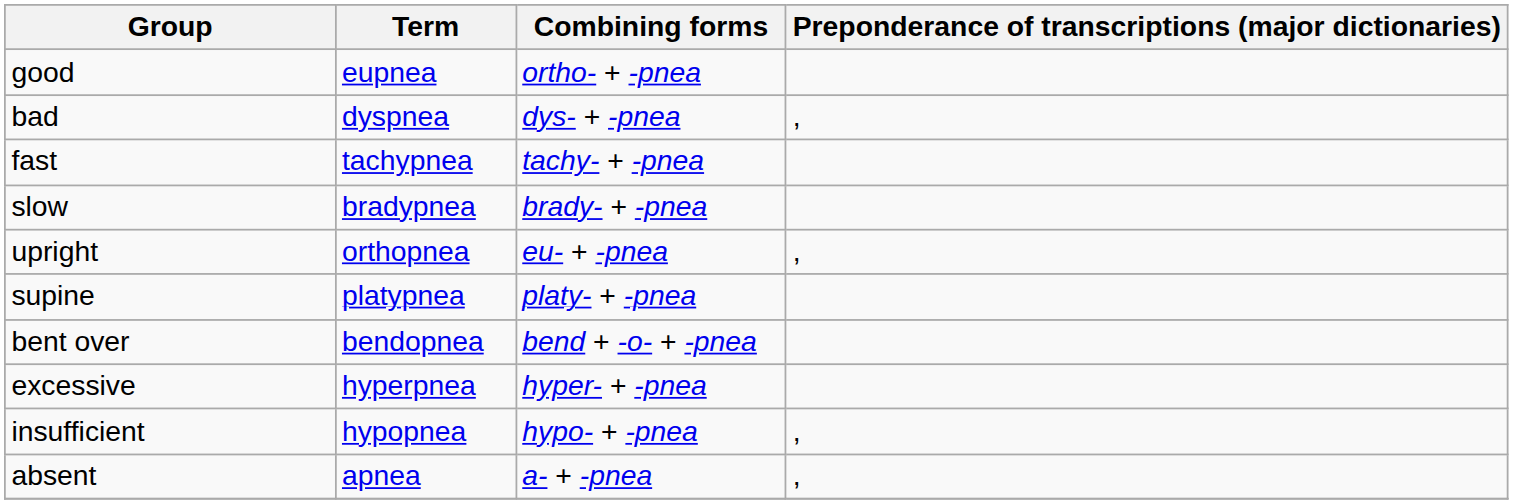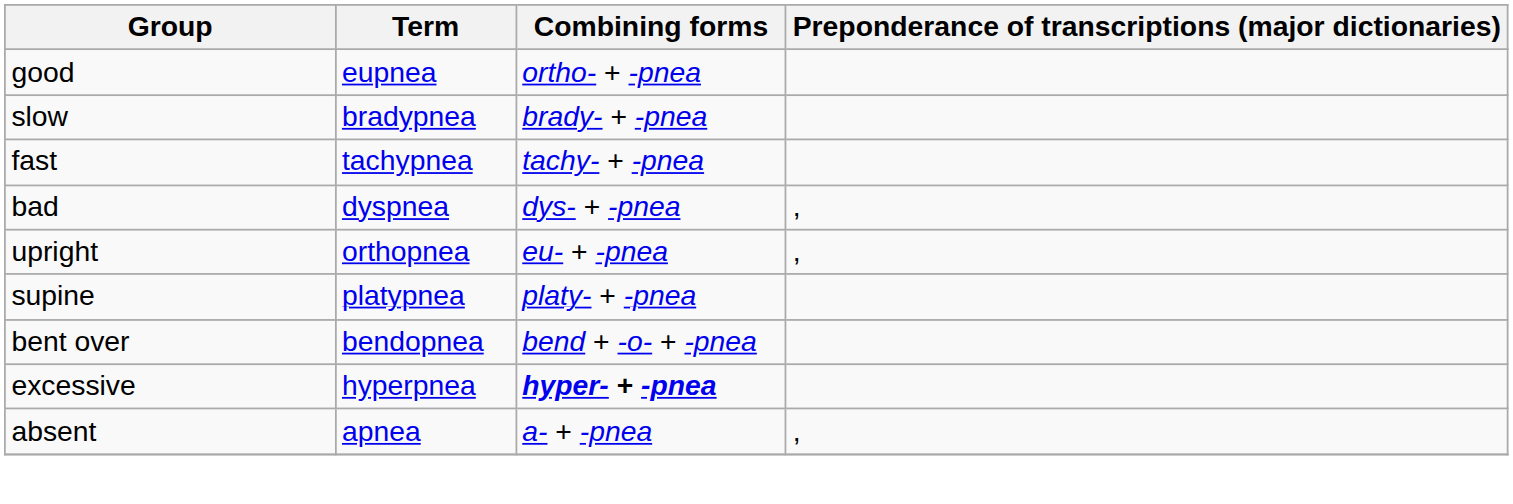rows swapped: (35, 116) <-> (40, 206)
(614, 386) normal -> (619, 386) bold
- row: (78, 431)
